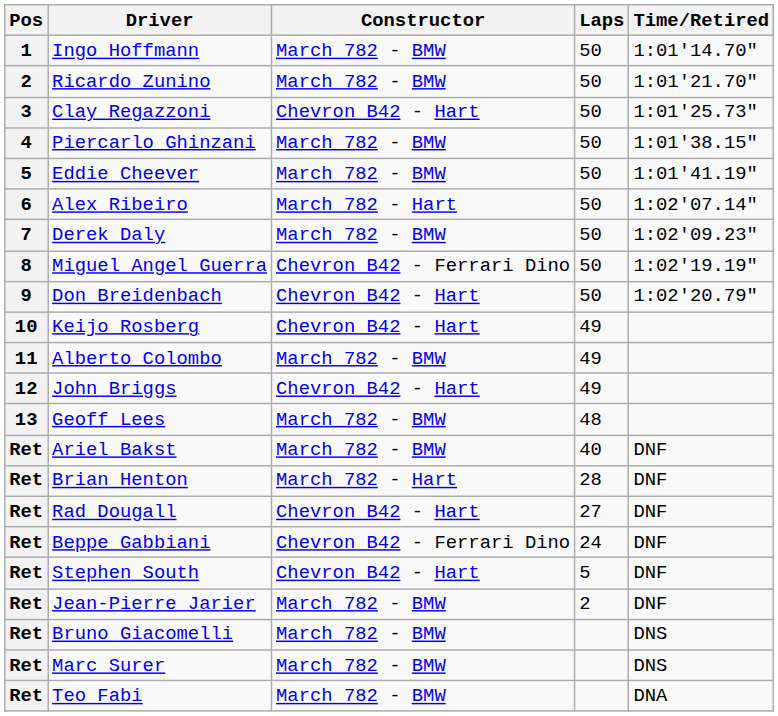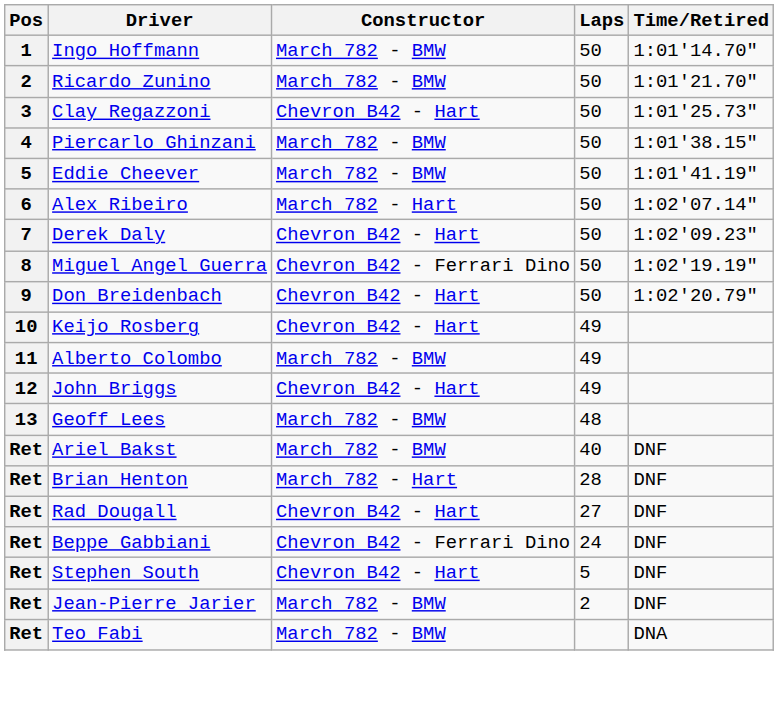(361, 235) March 782 - BMW -> (378, 235) Chevron B42 - Hart
- row: (143, 635)
- row: (109, 665)
